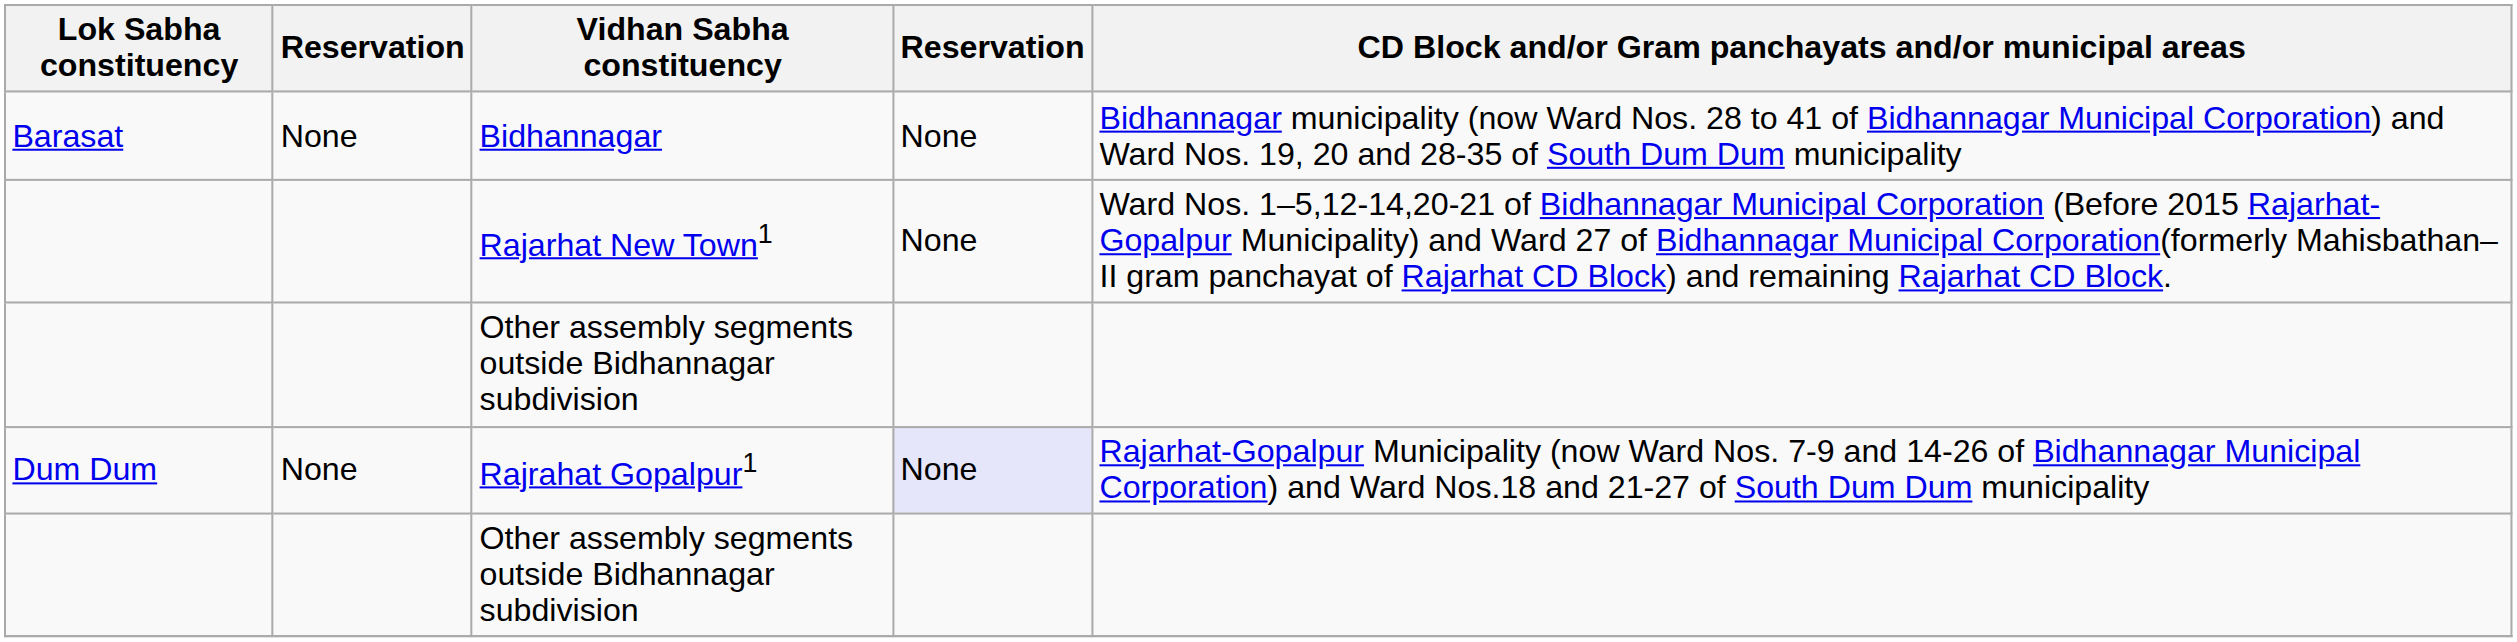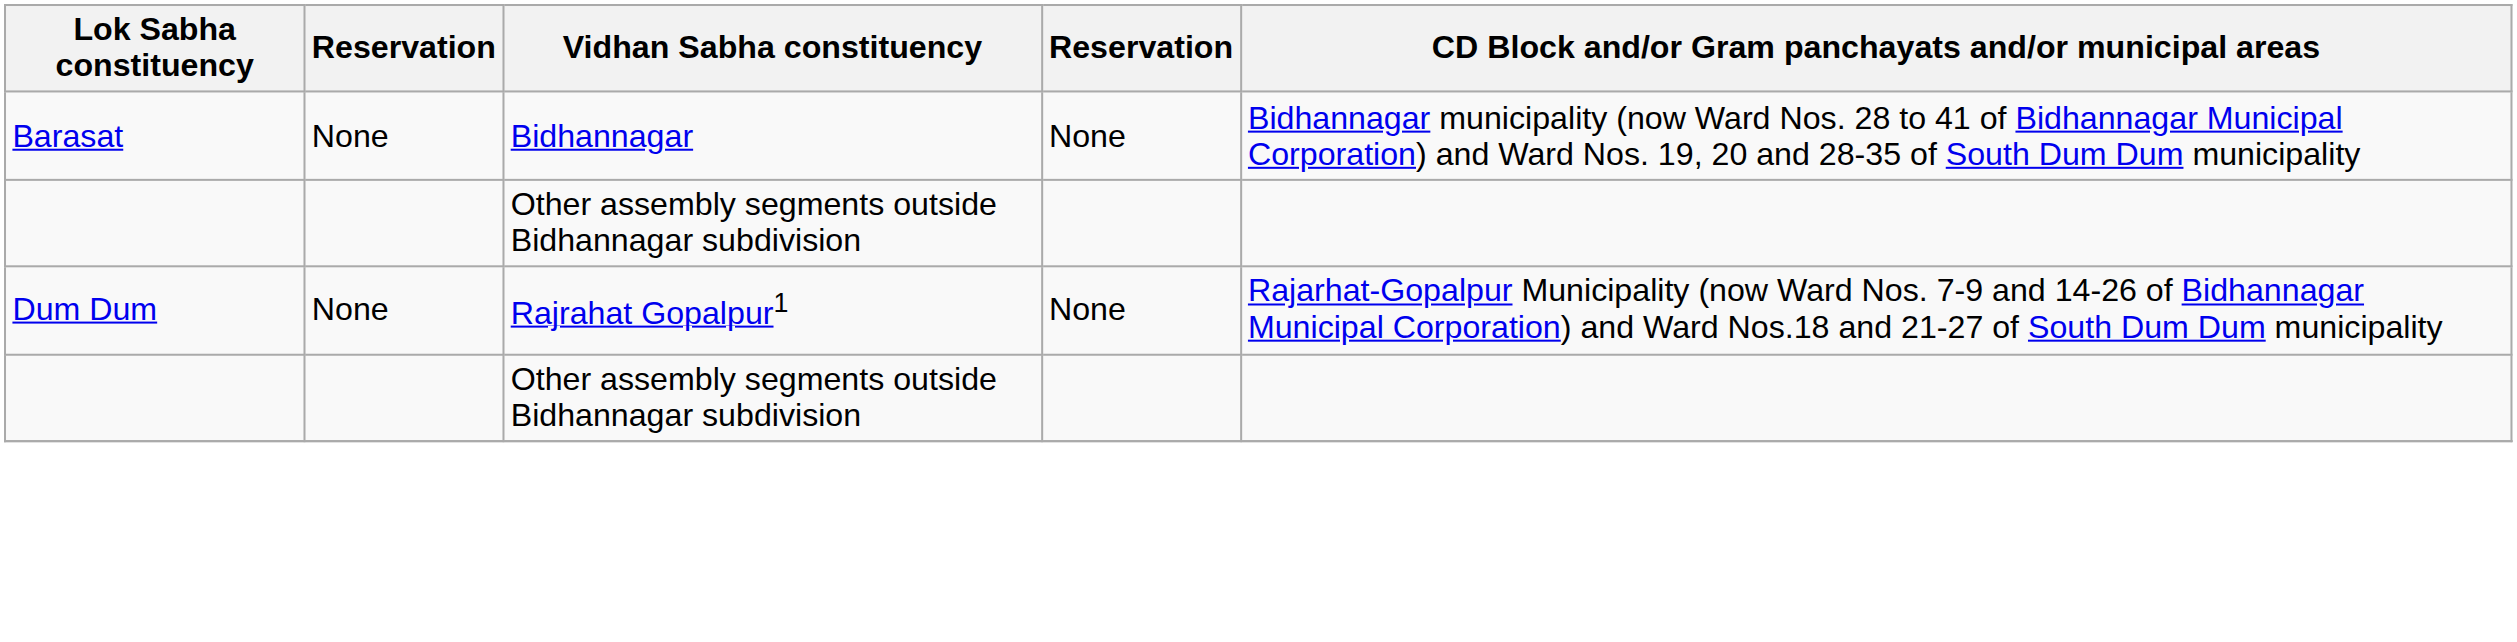- row: (139, 241)
(939, 469) lavender background -> (1087, 309) no background
